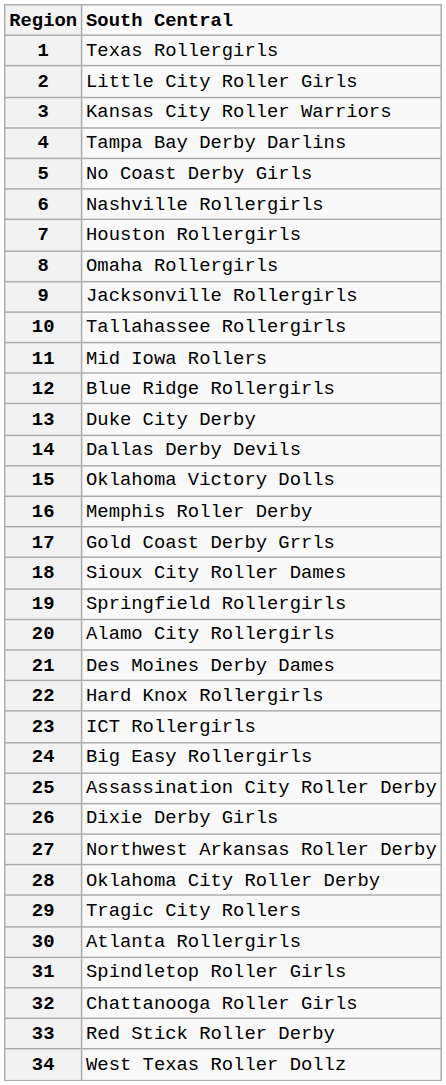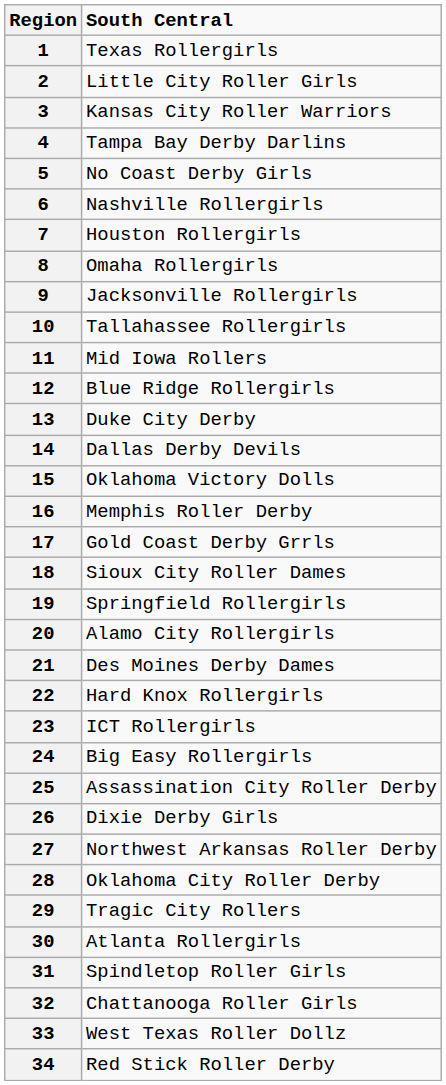(211, 1034) Red Stick Roller Derby -> (216, 1034) West Texas Roller Dollz
(216, 1065) West Texas Roller Dollz -> (211, 1065) Red Stick Roller Derby
